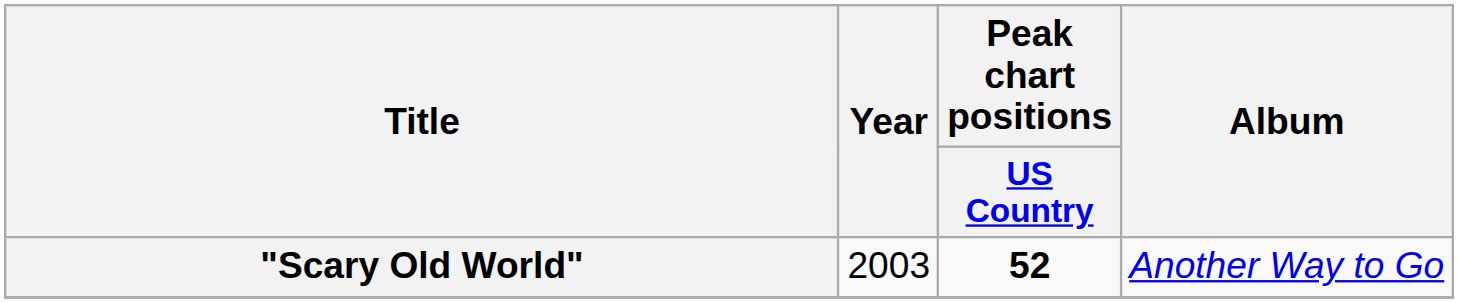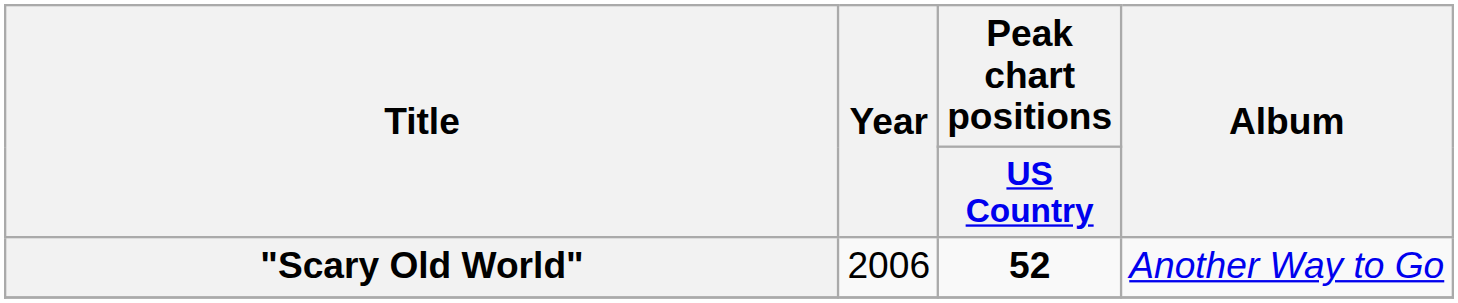(889, 266) 2003 -> (889, 266) 2006
